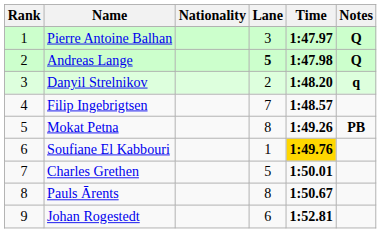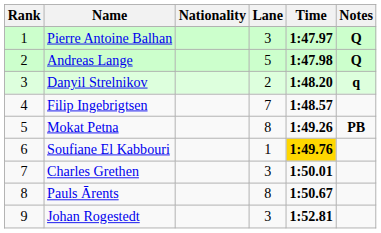(268, 60) bold -> (268, 60) normal
(268, 171) 5 -> (268, 171) 3
(268, 216) 6 -> (268, 216) 3
